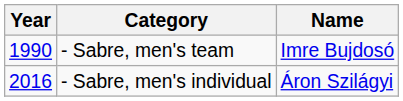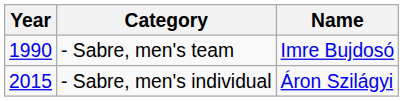(31, 81) 2016 -> (31, 81) 2015
